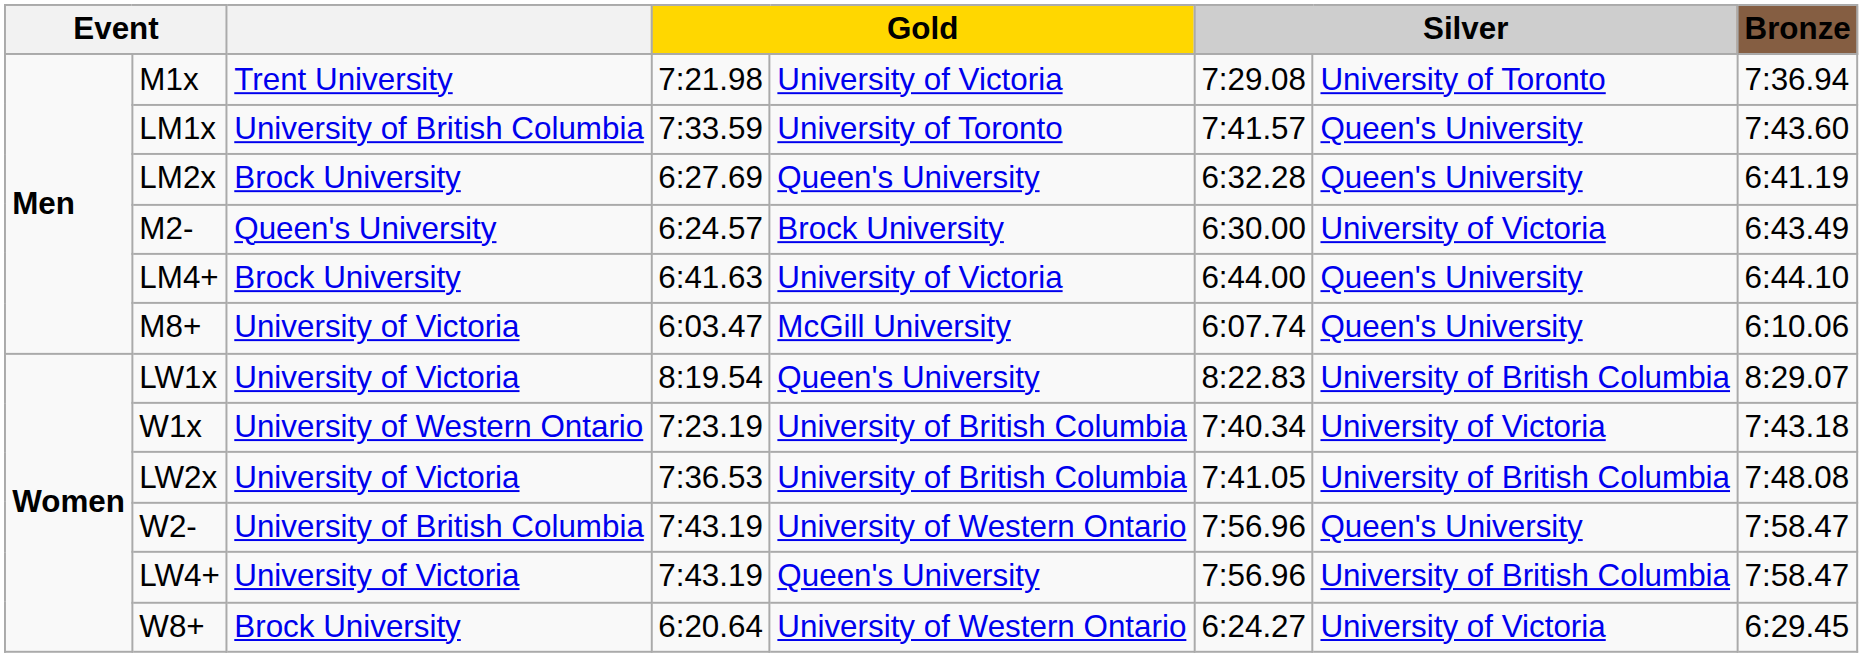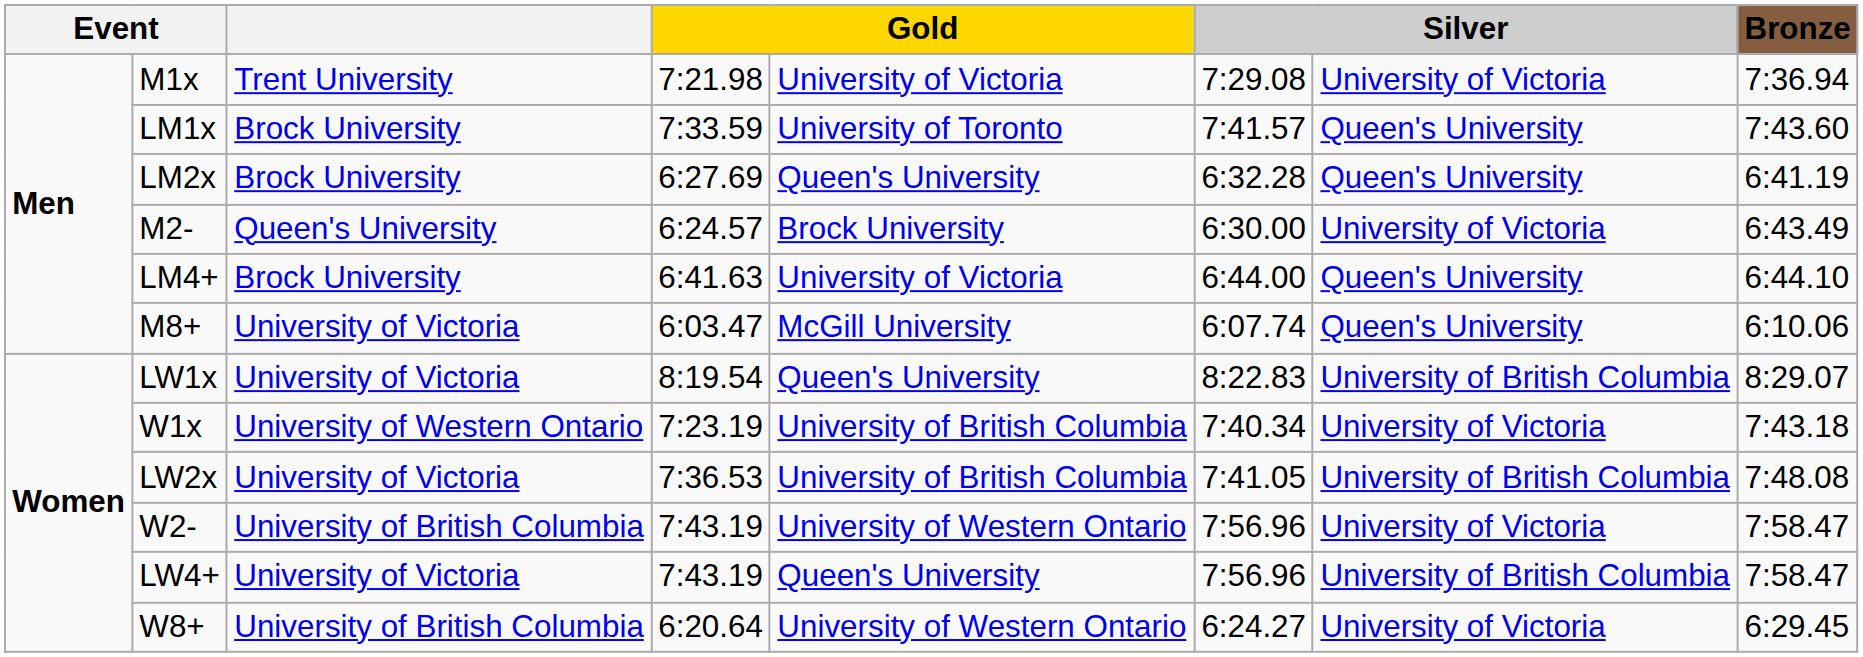(1463, 79) University of Toronto -> (1463, 79) University of Victoria
(439, 128) University of British Columbia -> (348, 128) Brock University
(1452, 526) Queen's University -> (1463, 526) University of Victoria
(348, 626) Brock University -> (439, 626) University of British Columbia
